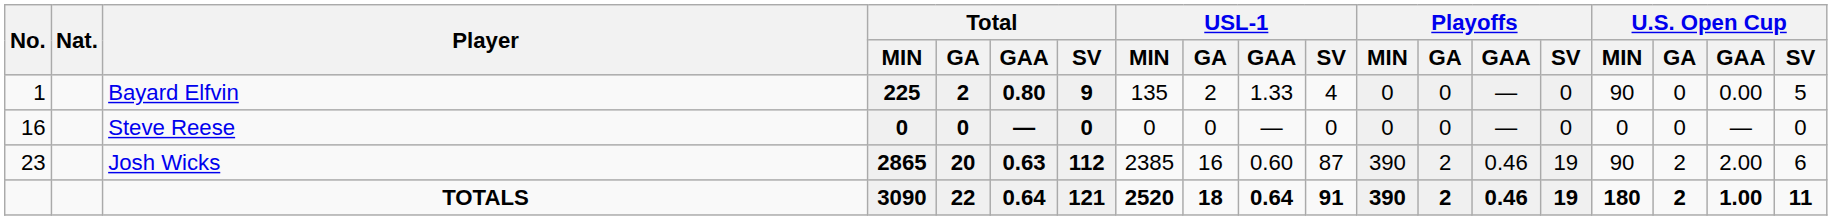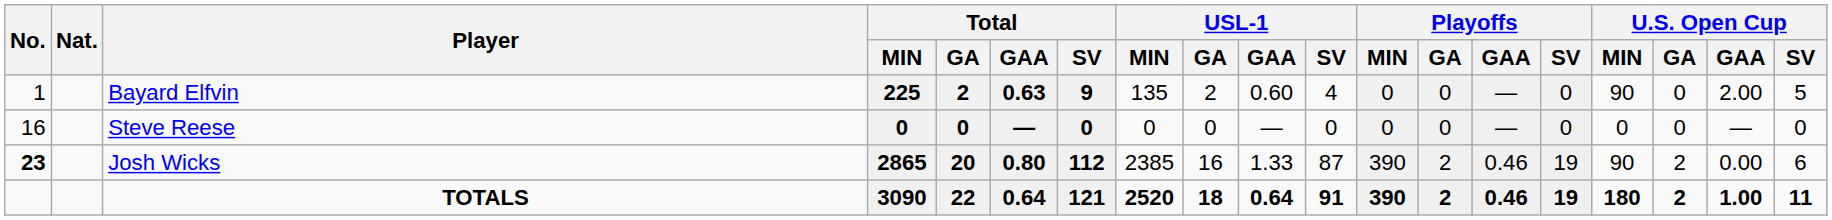(1024, 93) 0.80 -> (1024, 93) 0.63
(1272, 93) 1.33 -> (1272, 93) 0.60
(1741, 93) 0.00 -> (1741, 93) 2.00
(33, 163) normal -> (33, 163) bold
(1024, 163) 0.63 -> (1024, 163) 0.80
(1272, 163) 0.60 -> (1272, 163) 1.33
(1741, 163) 2.00 -> (1741, 163) 0.00
